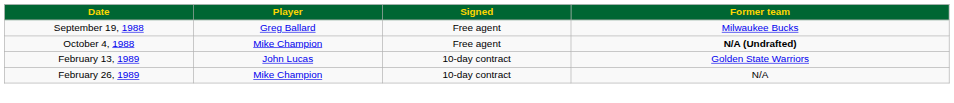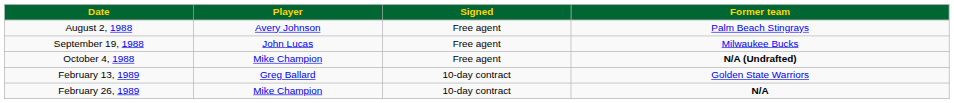+ row: (99, 28)
(288, 28) Greg Ballard -> (288, 43) John Lucas
(288, 59) John Lucas -> (288, 75) Greg Ballard
(760, 75) normal -> (760, 91) bold
